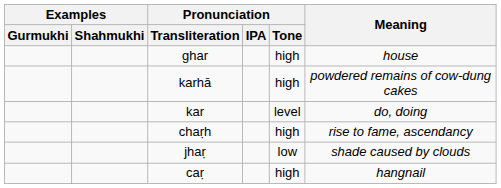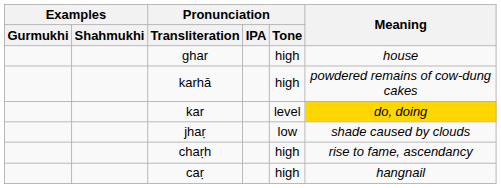(401, 111) no background -> (401, 111) gold background
rows swapped: (195, 152) <-> (195, 132)
